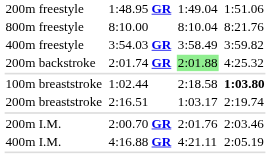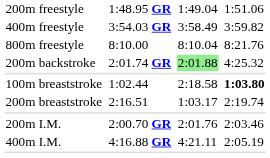rows swapped: (45, 45) <-> (45, 26)
